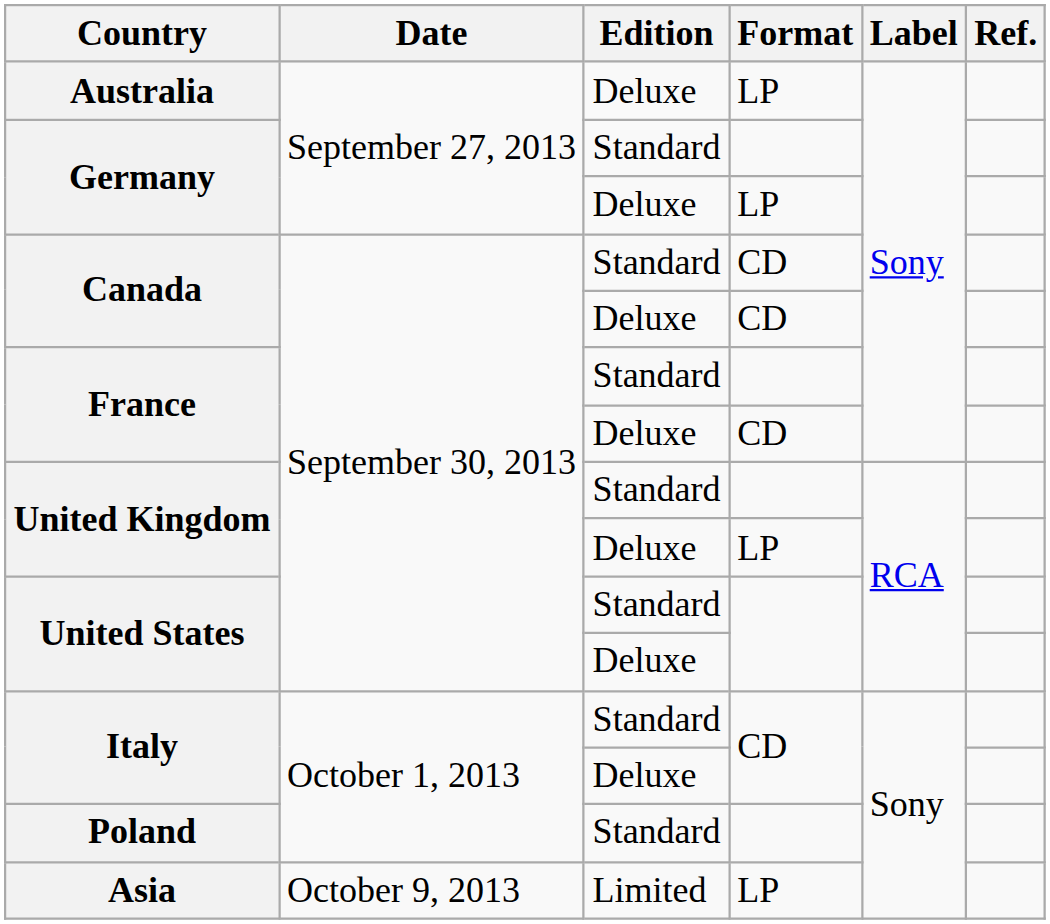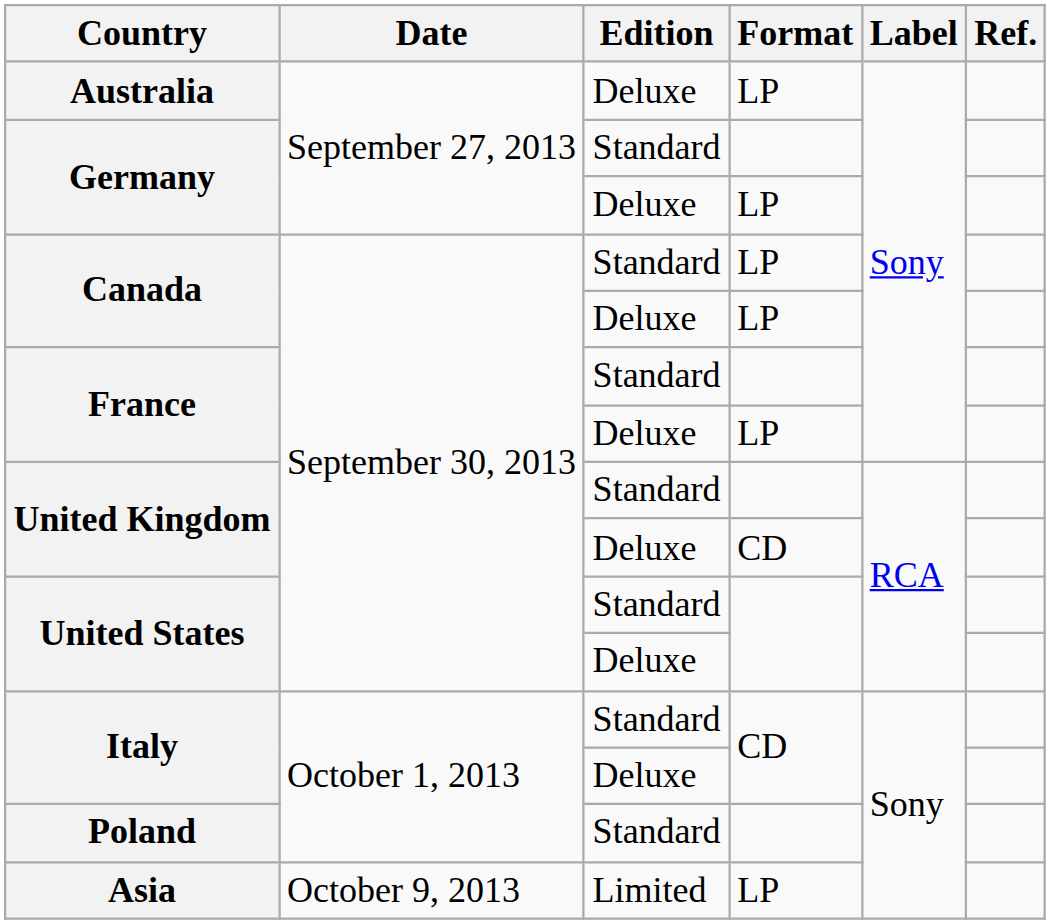(762, 261) CD -> (758, 261) LP
(762, 318) CD -> (758, 318) LP
(762, 432) CD -> (758, 432) LP
(758, 546) LP -> (762, 546) CD
